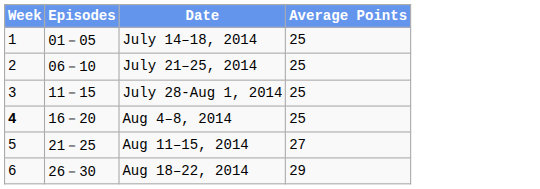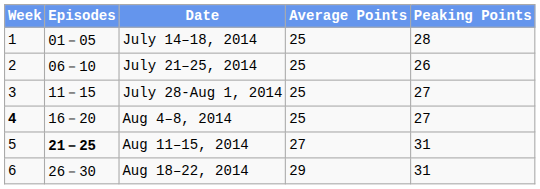+ column: (473, 16)
(72, 146) normal -> (72, 146) bold
